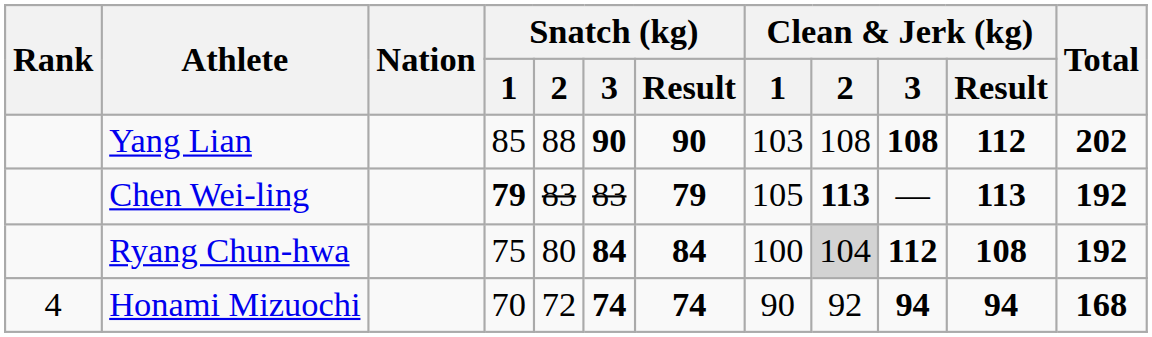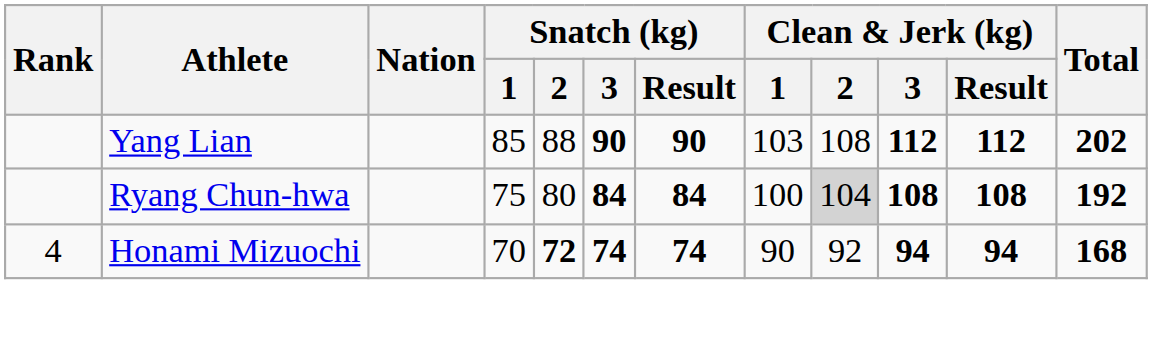(913, 140) 108 -> (913, 140) 112
- row: (209, 195)
(913, 250) 112 -> (913, 195) 108
(559, 304) normal -> (559, 250) bold
